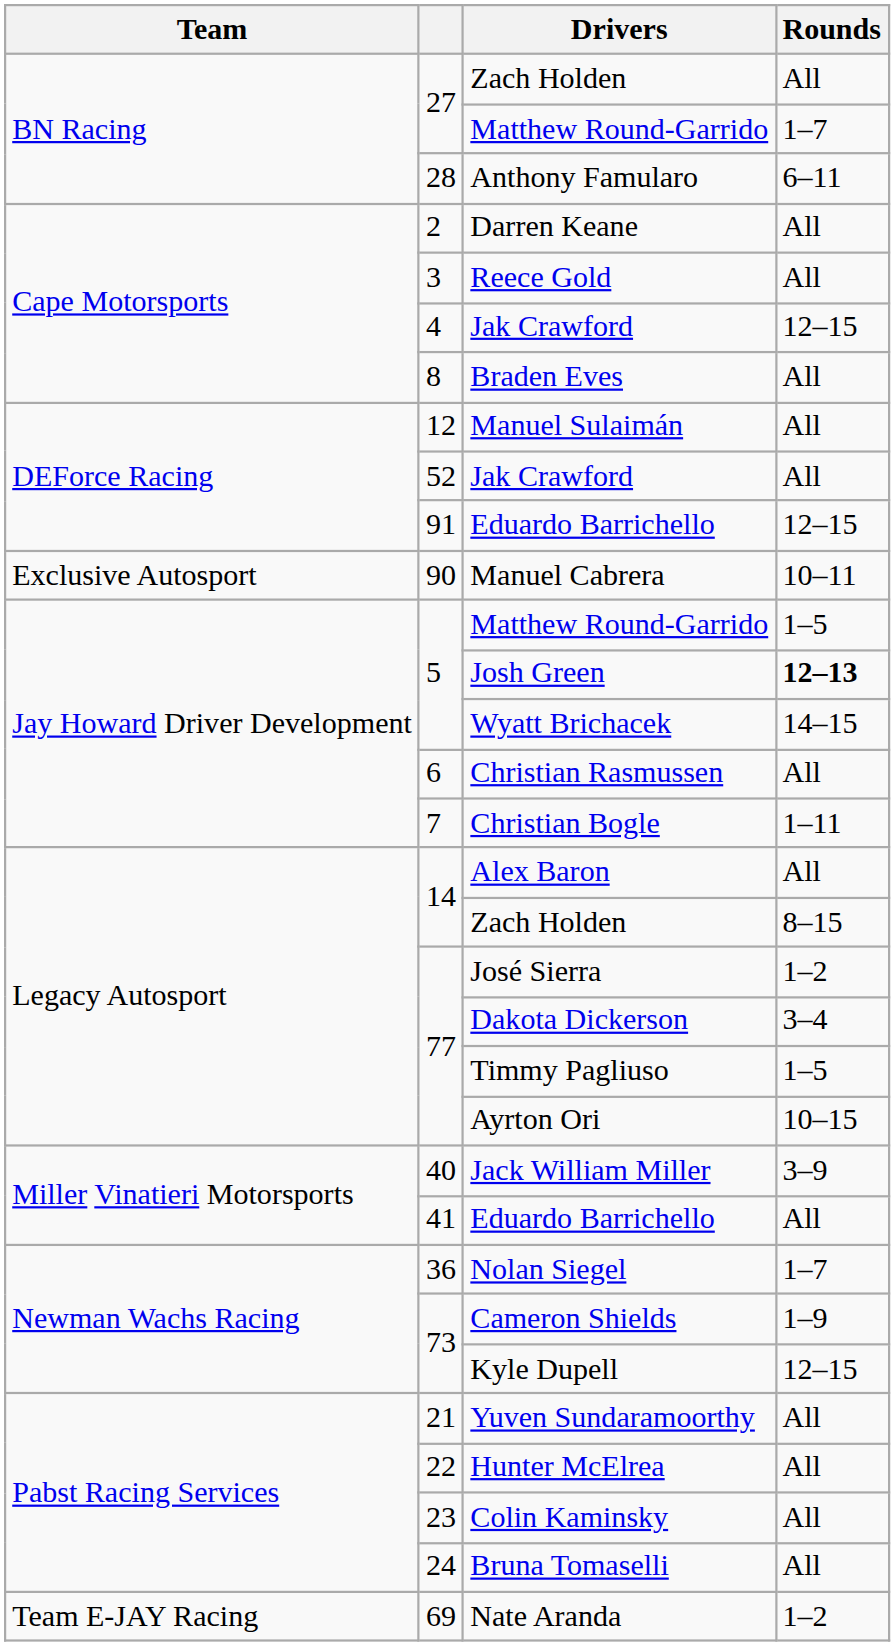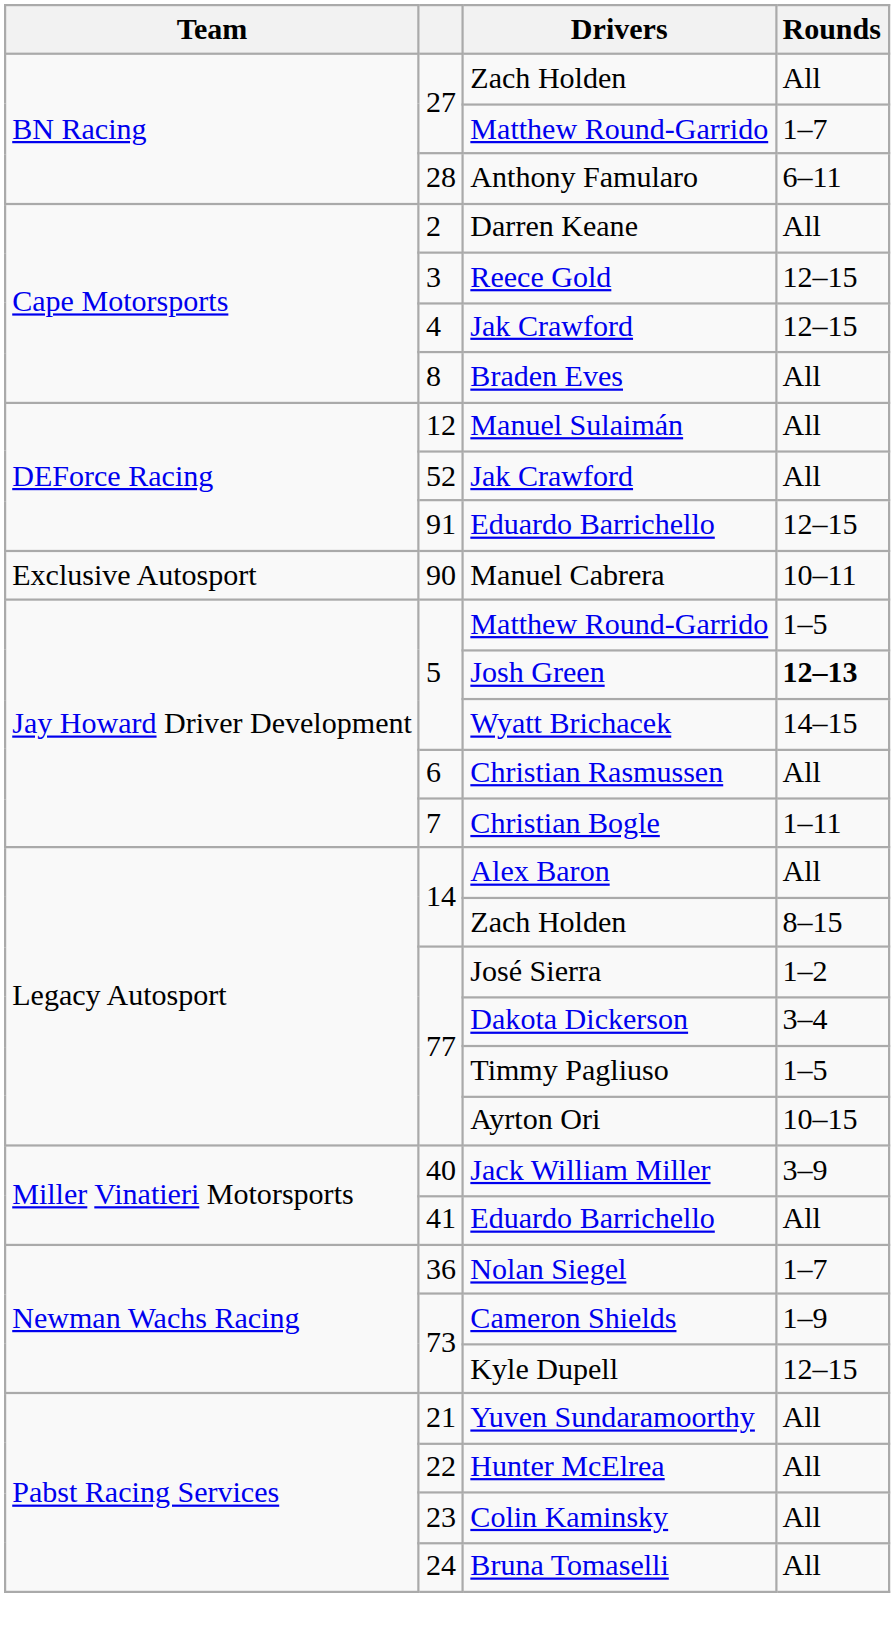(802, 276) All -> (820, 276) 12–15
- row: (441, 1615)
